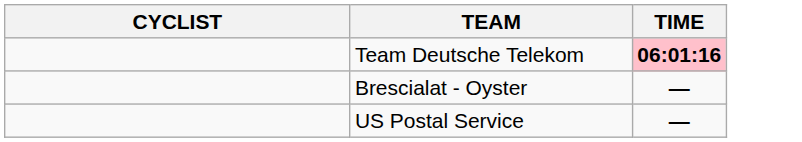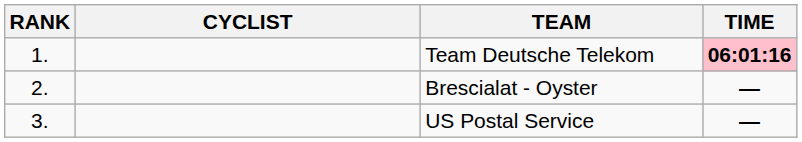+ column: (40, 21)
